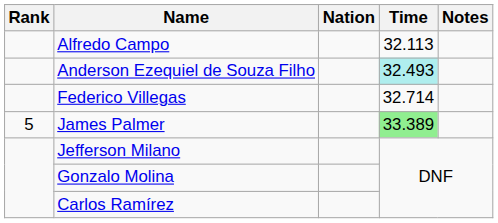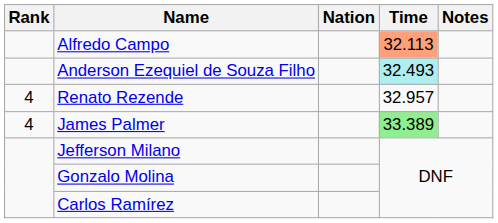(408, 44) no background -> (408, 44) lightsalmon background
- row: (122, 97)
+ row: (120, 97)
(29, 124) 5 -> (29, 124) 4
